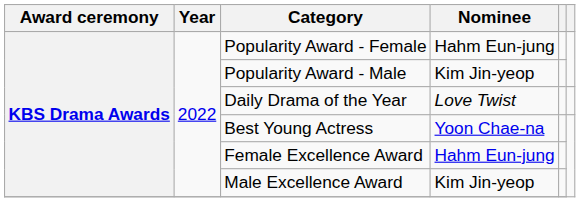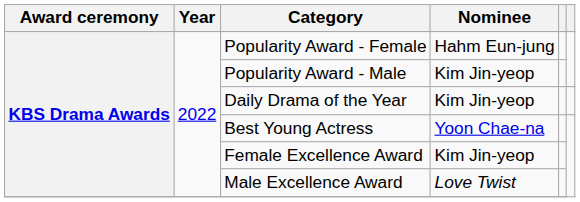(475, 100) Love Twist -> (484, 100) Kim Jin-yeop
(495, 155) Hahm Eun-jung -> (484, 155) Kim Jin-yeop
(484, 182) Kim Jin-yeop -> (475, 182) Love Twist
